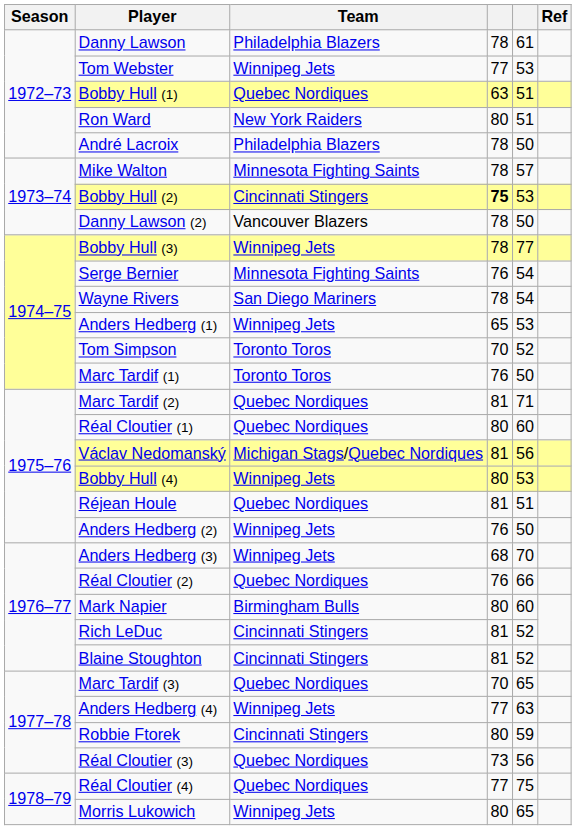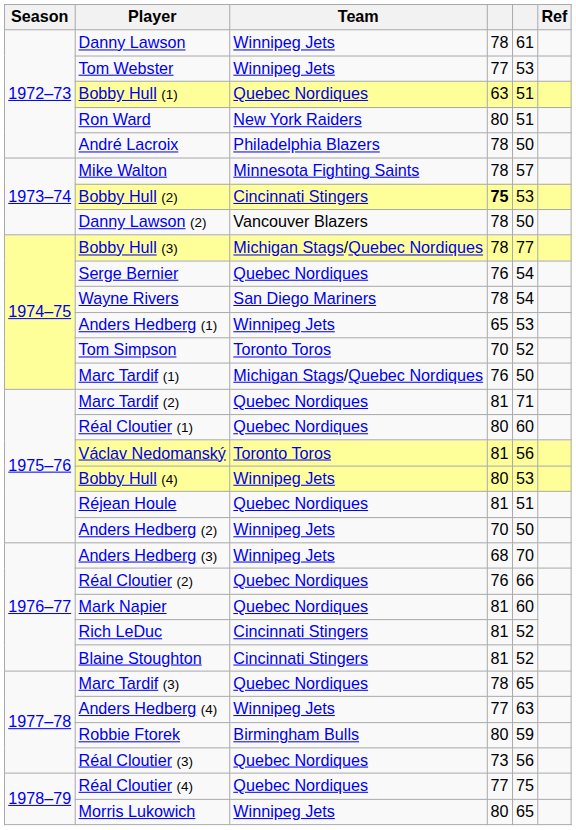(307, 42) Philadelphia Blazers -> (284, 42) Winnipeg Jets
(284, 247) Winnipeg Jets -> (358, 247) Michigan Stags/Quebec Nordiques
(326, 273) Minnesota Fighting Saints -> (301, 273) Quebec Nordiques
(282, 376) Toronto Toros -> (358, 376) Michigan Stags/Quebec Nordiques
(358, 453) Michigan Stags/Quebec Nordiques -> (282, 453) Toronto Toros
(500, 529) 76 -> (500, 529) 70
(296, 606) Birmingham Bulls -> (301, 606) Quebec Nordiques
(500, 606) 80 -> (500, 606) 81
(500, 683) 70 -> (500, 683) 78
(301, 734) Cincinnati Stingers -> (296, 734) Birmingham Bulls
